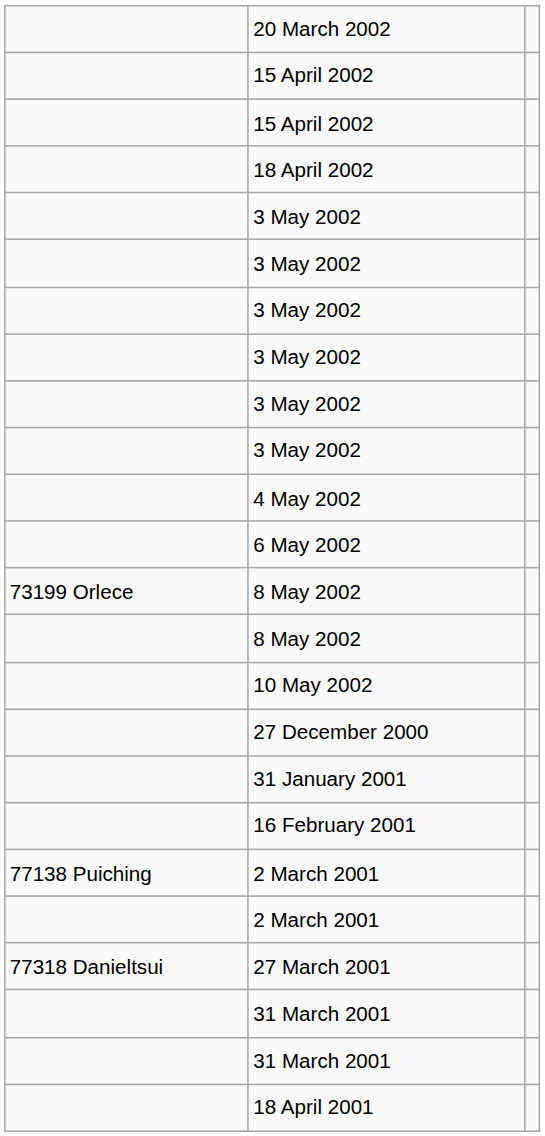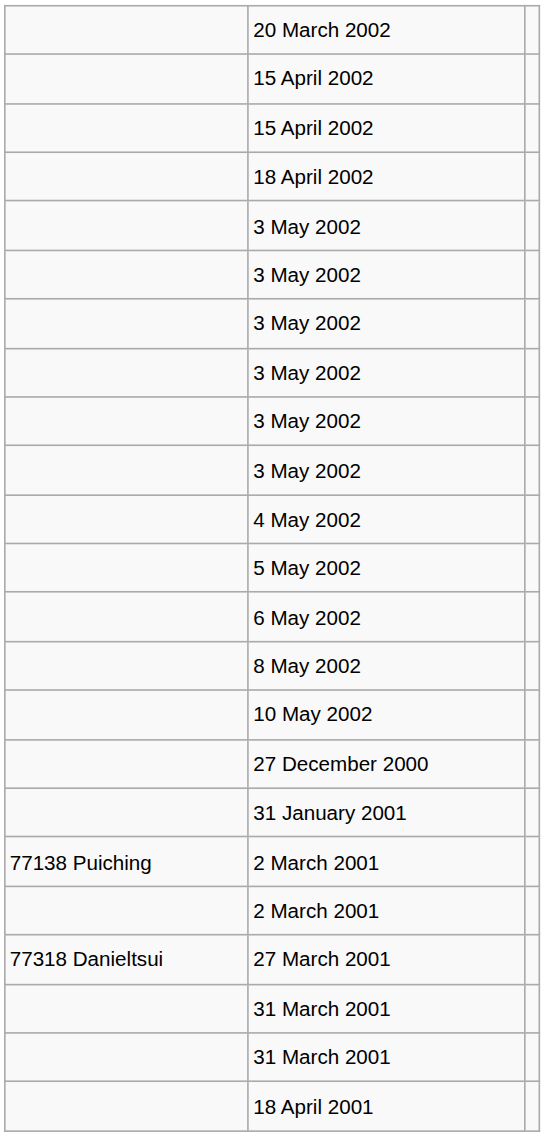+ row: (127, 568)
- row: (72, 592)
- row: (127, 826)
